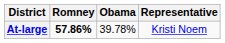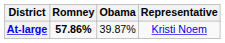(118, 30) 39.78% -> (118, 30) 39.87%
